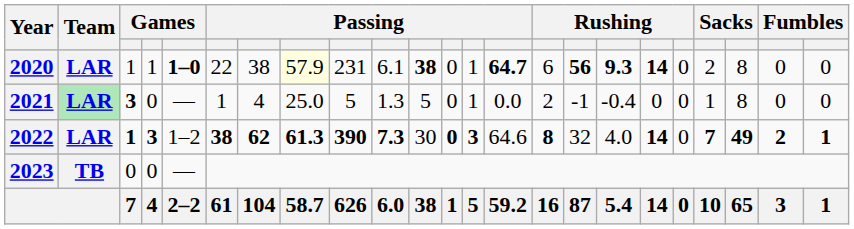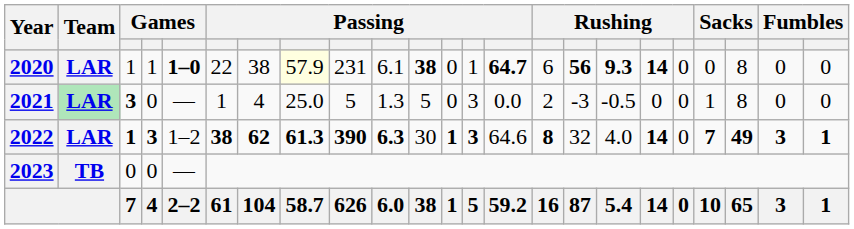(710, 66) 2 -> (710, 66) 0
(473, 101) 1 -> (473, 101) 3
(580, 101) -1 -> (580, 101) -3
(618, 101) -0.4 -> (618, 101) -0.5
(391, 136) 7.3 -> (391, 136) 6.3
(452, 136) 0 -> (452, 136) 1
(781, 136) 2 -> (781, 136) 3
